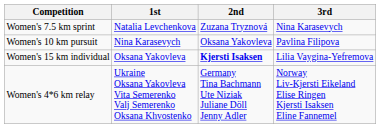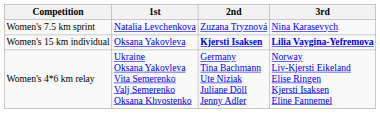- row: (52, 42)
(325, 57) normal -> (323, 42) bold
